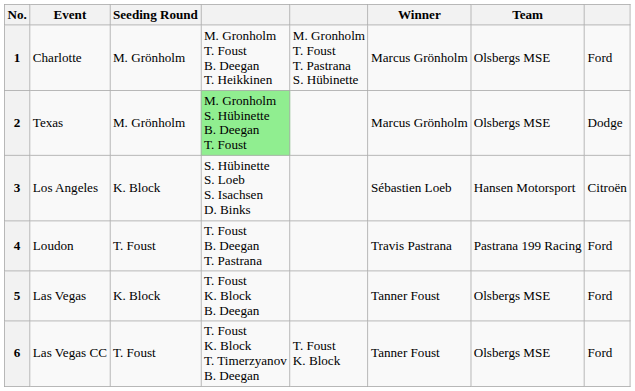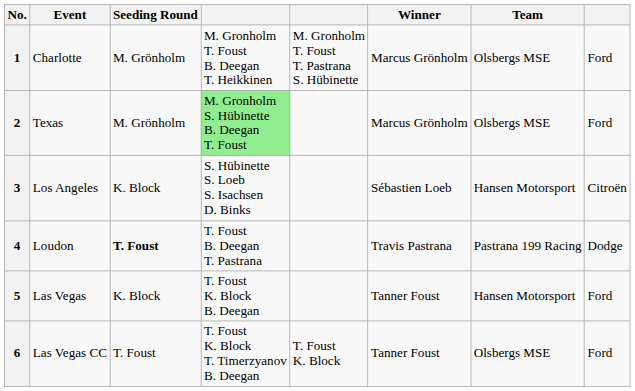(605, 122) Dodge -> (600, 122) Ford
(134, 245) normal -> (136, 245) bold
(600, 245) Ford -> (605, 245) Dodge
(512, 296) Olsbergs MSE -> (525, 296) Hansen Motorsport
